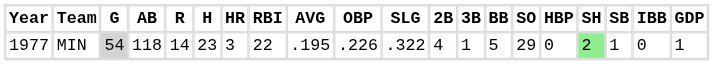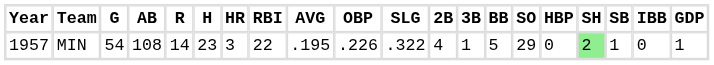(29, 46) 1977 -> (29, 46) 1957
(114, 46) lightgrey background -> (114, 46) no background
(147, 46) 118 -> (147, 46) 108
